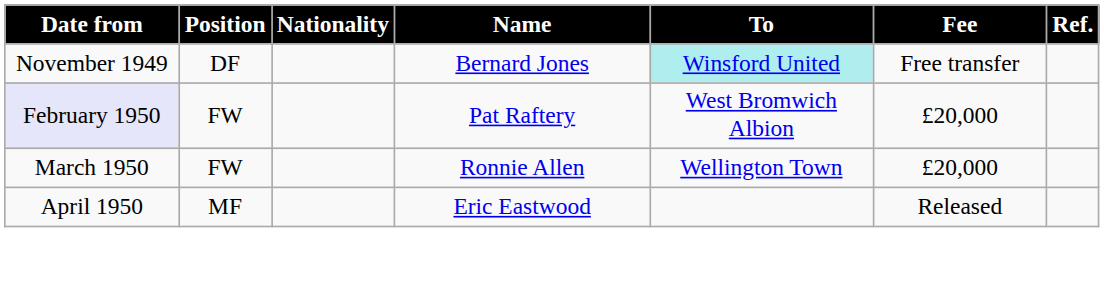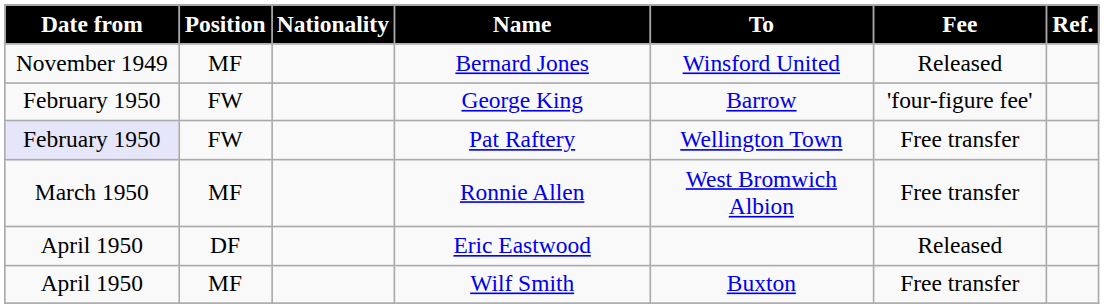(225, 62) DF -> (225, 62) MF
(761, 62) paleturquoise background -> (761, 62) no background
(960, 62) Free transfer -> (960, 62) Released
+ row: (522, 101)
(761, 115) West Bromwich Albion -> (761, 140) Wellington Town
(960, 115) £20,000 -> (960, 140) Free transfer
(225, 168) FW -> (225, 192) MF
(761, 168) Wellington Town -> (761, 192) West Bromwich Albion
(960, 168) £20,000 -> (960, 192) Free transfer
(225, 206) MF -> (225, 245) DF
+ row: (522, 284)
